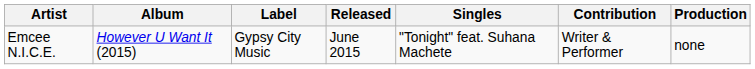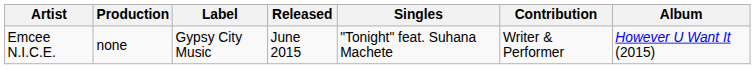columns swapped: (162, 15) <-> (711, 15)
